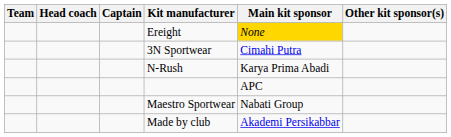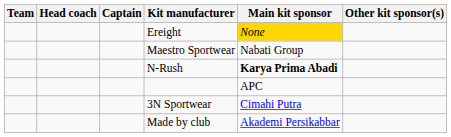rows swapped: (179, 50) <-> (191, 104)
(285, 68) normal -> (289, 68) bold
